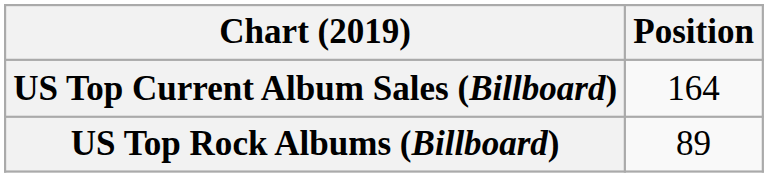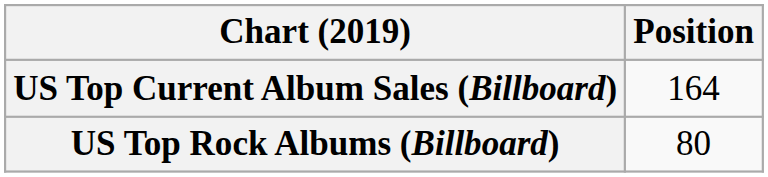(694, 143) 89 -> (694, 143) 80
